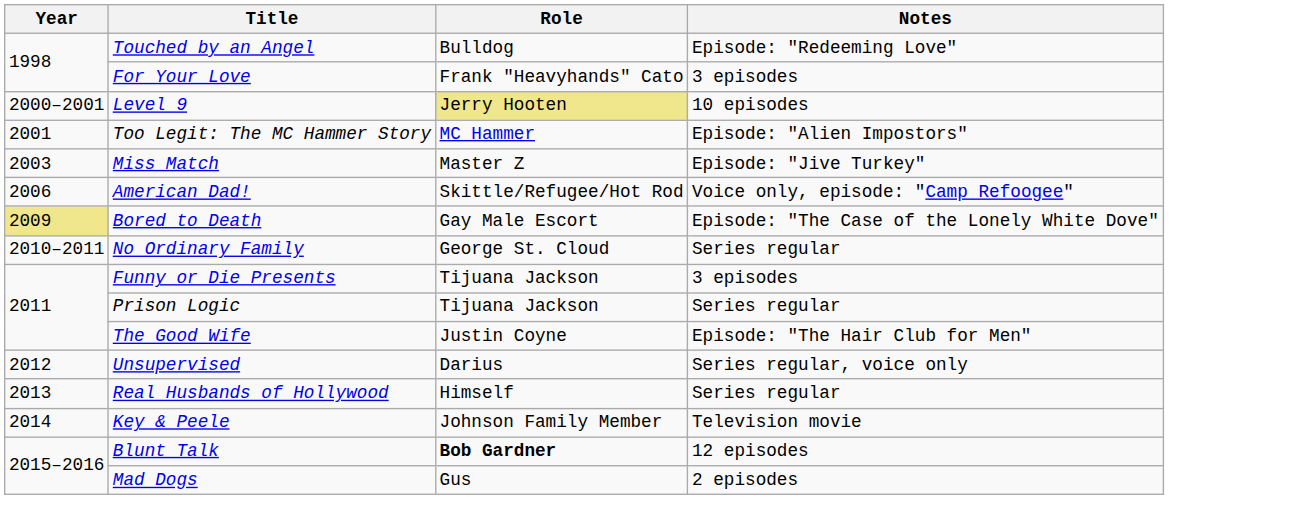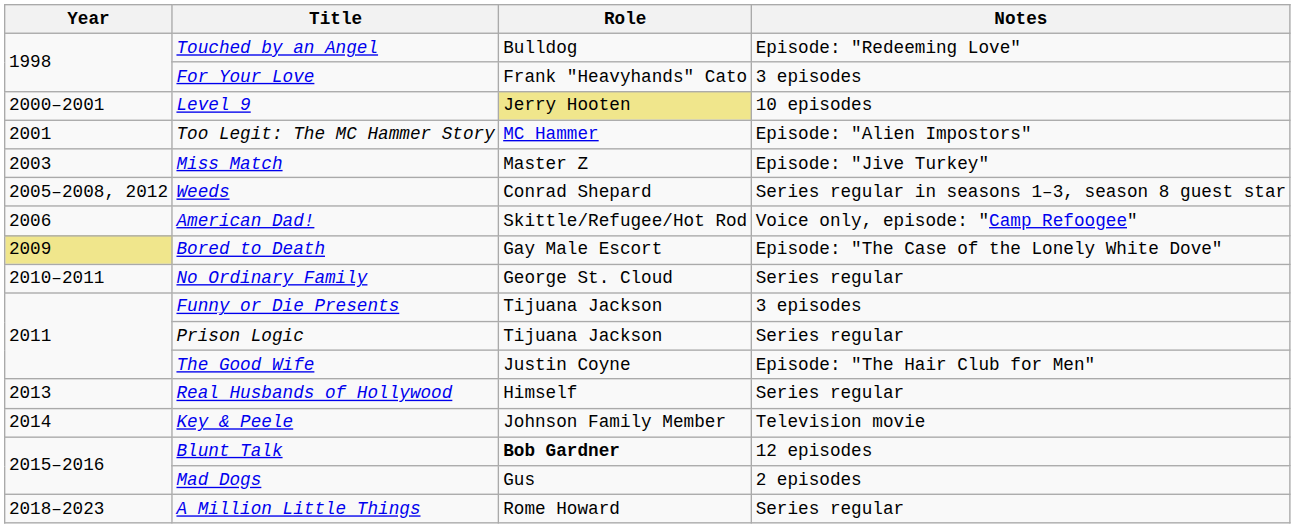+ row: (203, 192)
- row: (176, 365)
+ row: (298, 509)
